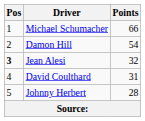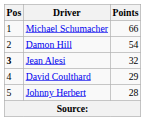(134, 76) 31 -> (134, 76) 29
